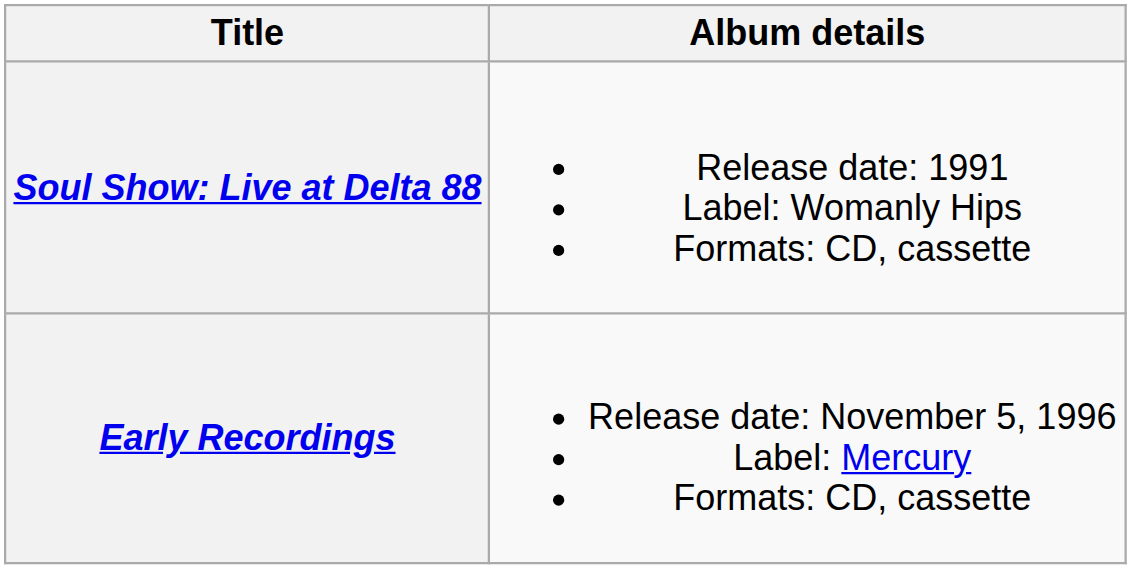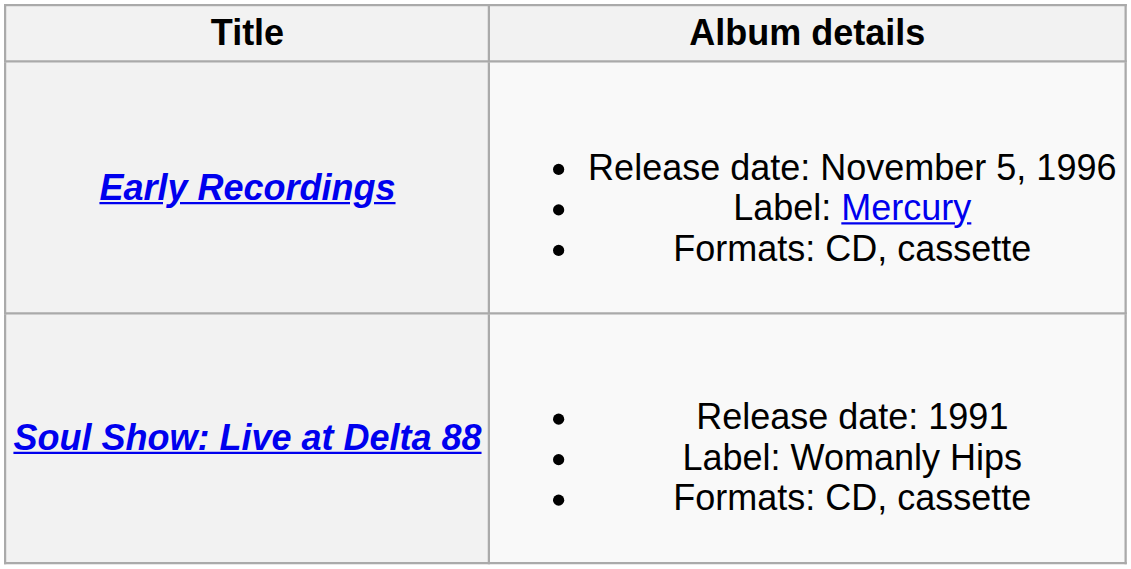rows swapped: (247, 186) <-> (247, 437)
